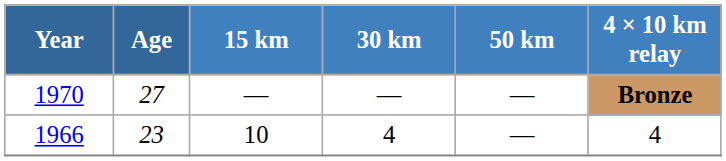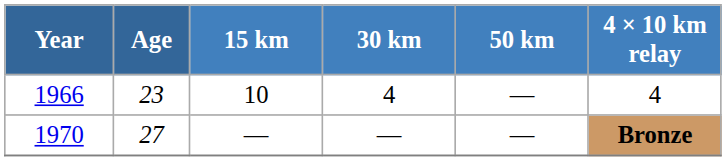rows swapped: (59, 135) <-> (59, 94)
